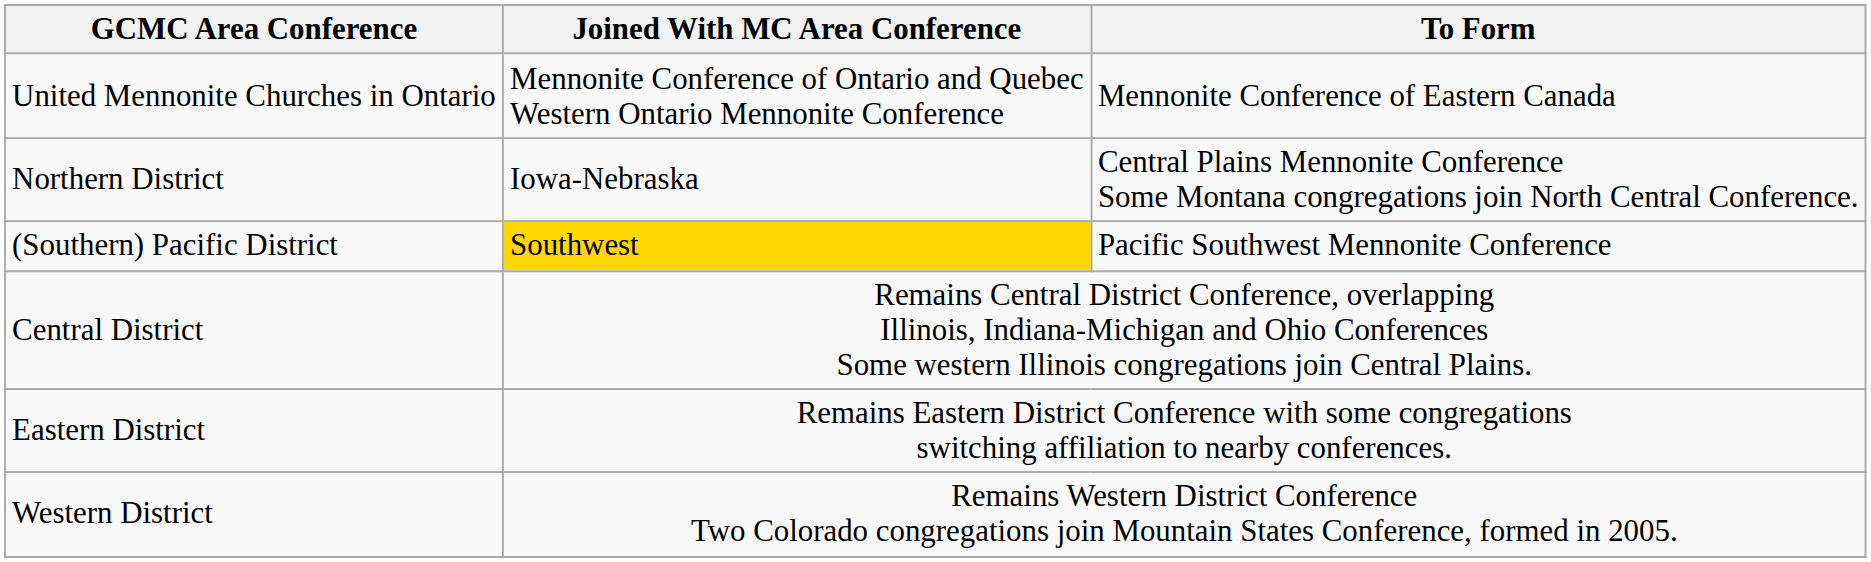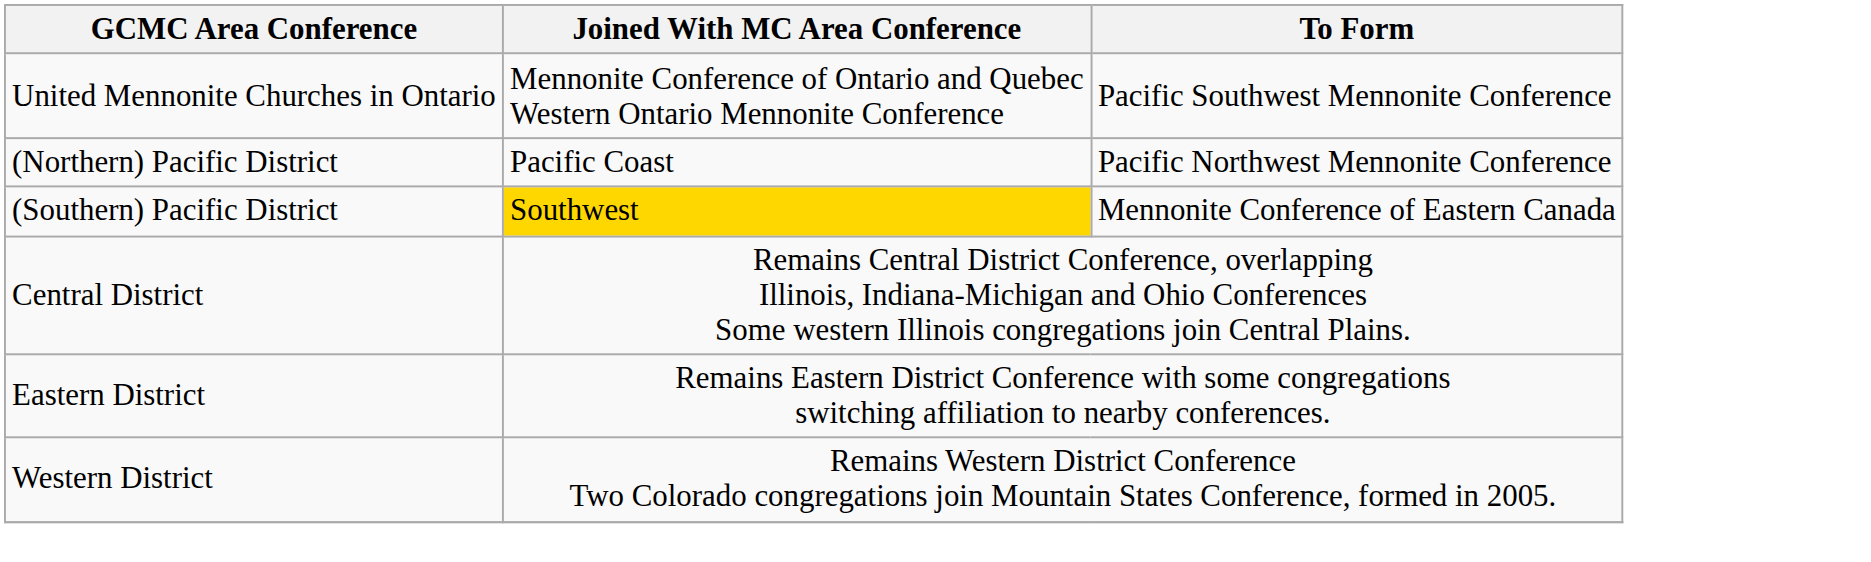(1357, 95) Mennonite Conference of Eastern Canada -> (1355, 95) Pacific Southwest Mennonite Conference
- row: (118, 179)
+ row: (175, 161)
(1355, 245) Pacific Southwest Mennonite Conference -> (1357, 210) Mennonite Conference of Eastern Canada
